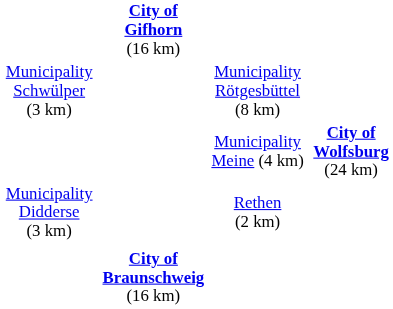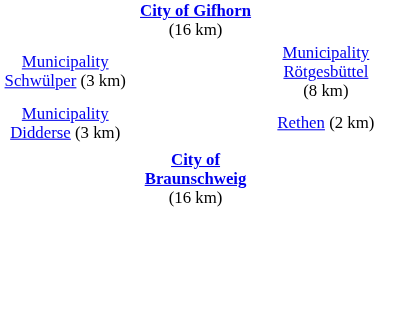- row: (153, 151)
